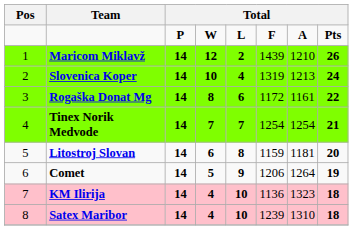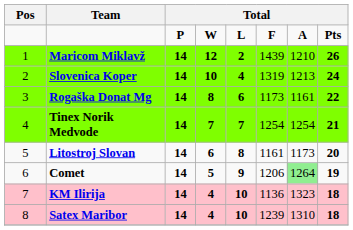(272, 97) 1172 -> (272, 97) 1173
(272, 153) 1159 -> (272, 153) 1161
(302, 153) 1181 -> (302, 153) 1173
(302, 173) no background -> (302, 173) lightgreen background
